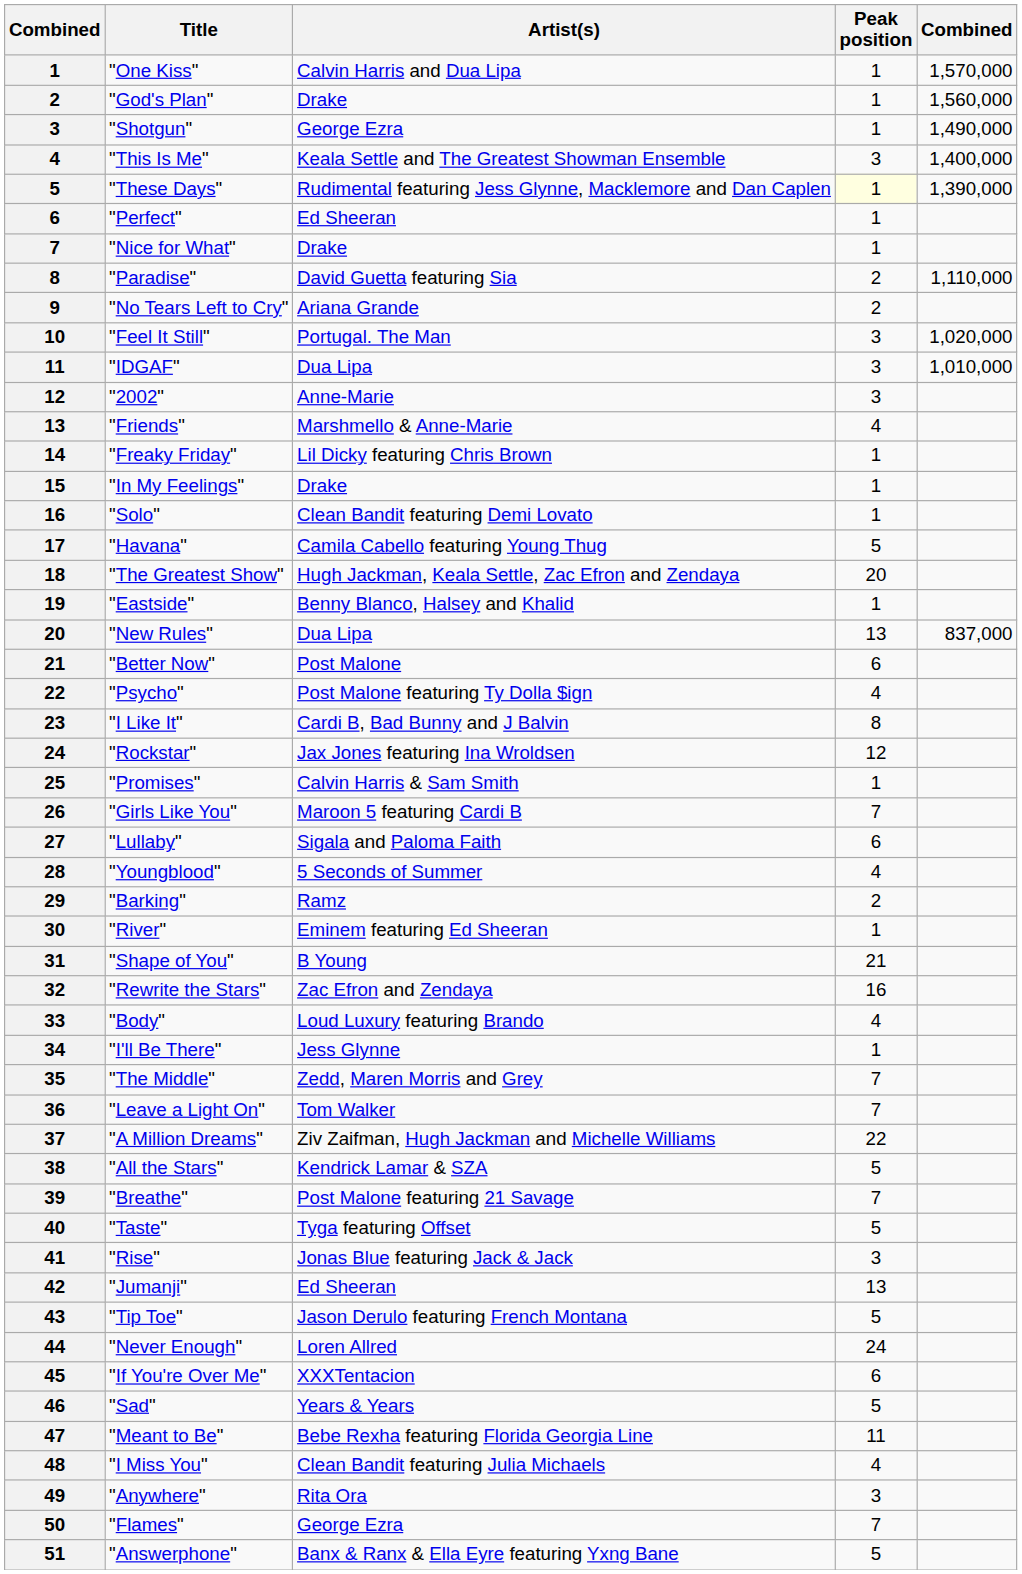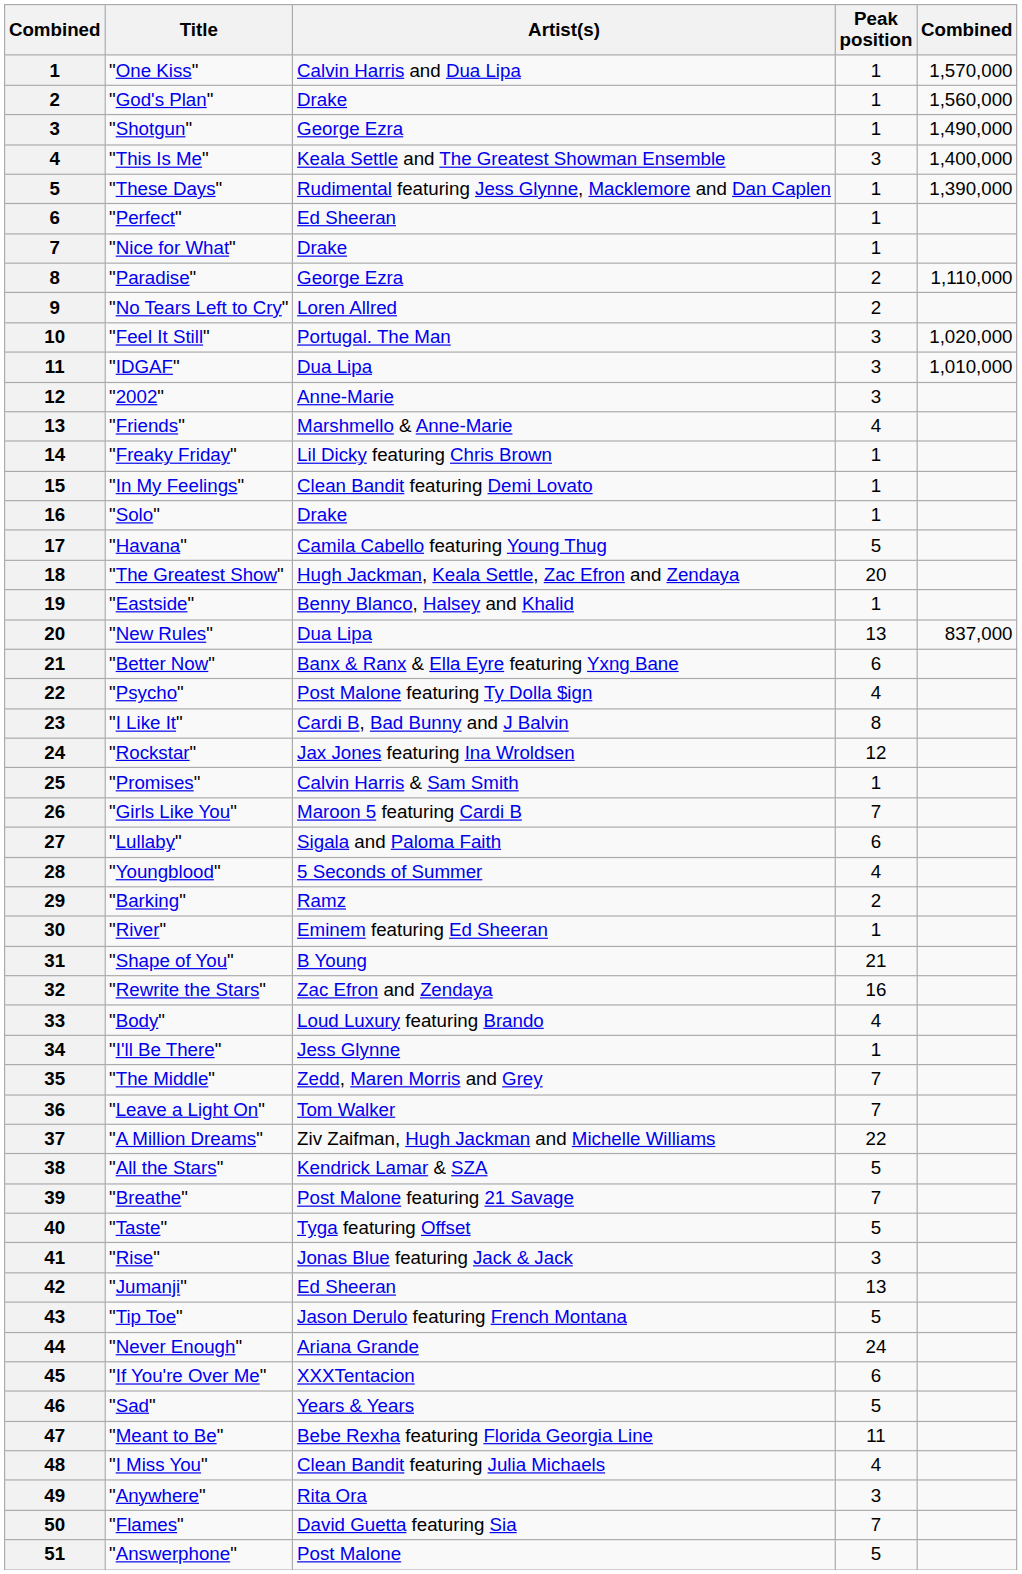(876, 188) lightyellow background -> (876, 188) no background
(407, 277) David Guetta featuring Sia -> (350, 277) George Ezra
(358, 307) Ariana Grande -> (347, 307) Loren Allred
(322, 485) Drake -> (445, 485) Clean Bandit featuring Demi Lovato
(445, 515) Clean Bandit featuring Demi Lovato -> (322, 515) Drake
(349, 663) Post Malone -> (488, 663) Banx & Ranx & Ella Eyre featuring Yxng Bane
(347, 1346) Loren Allred -> (358, 1346) Ariana Grande
(350, 1524) George Ezra -> (407, 1524) David Guetta featuring Sia
(488, 1554) Banx & Ranx & Ella Eyre featuring Yxng Bane -> (349, 1554) Post Malone
